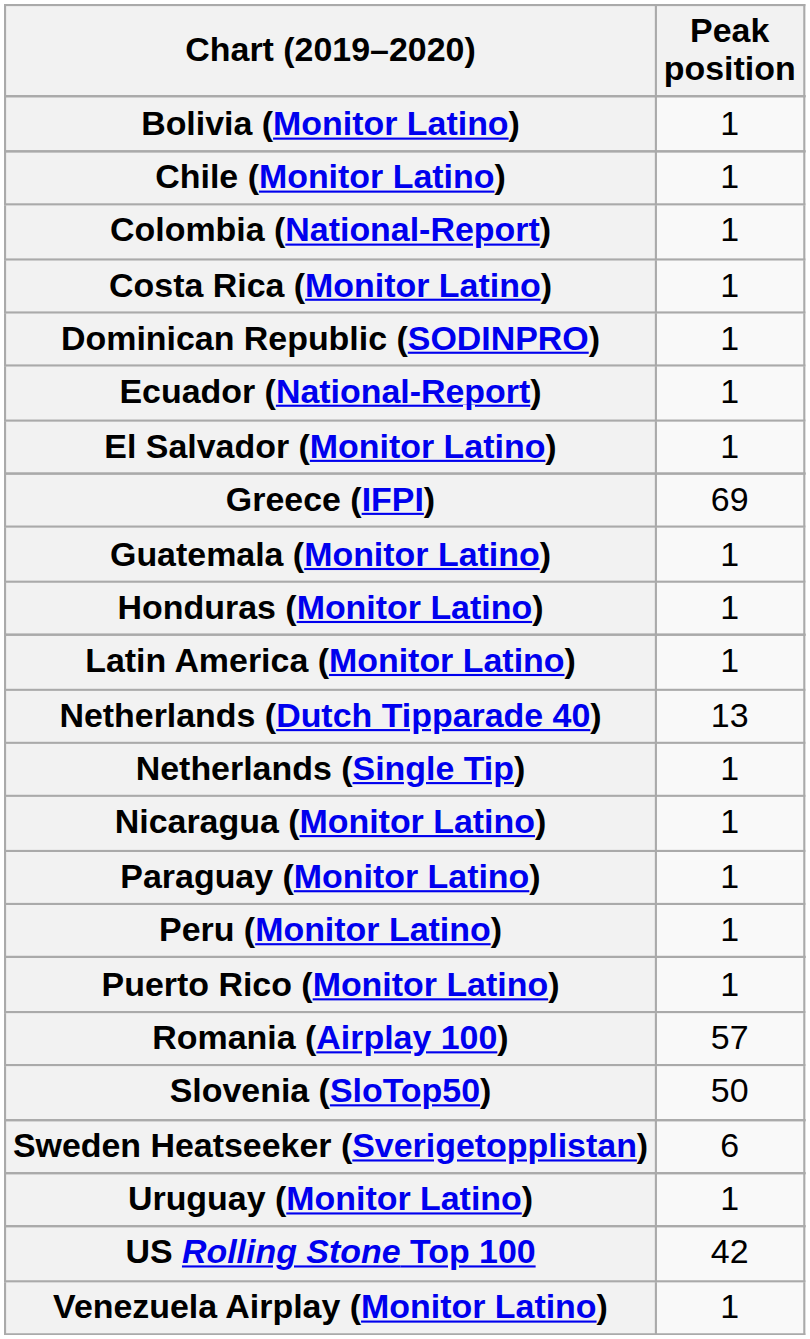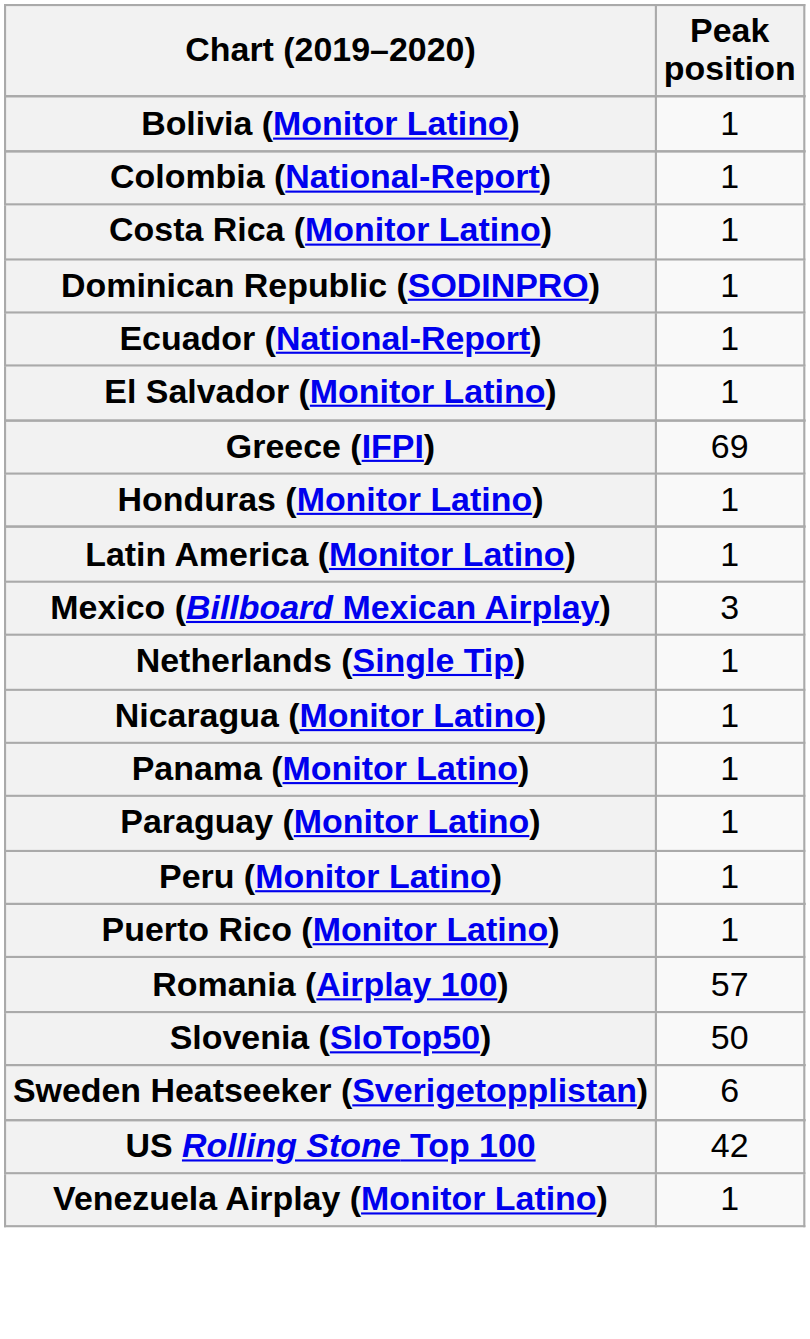- row: (331, 177)
- row: (330, 553)
+ row: (331, 607)
- row: (330, 715)
+ row: (331, 768)
- row: (331, 1199)
